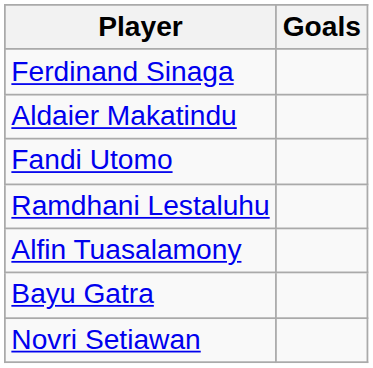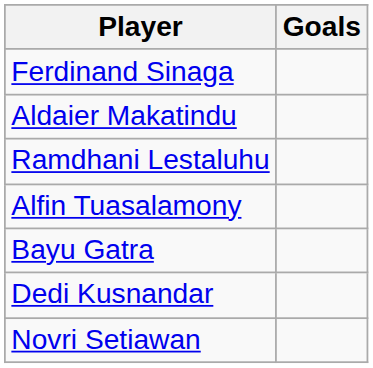- row: (92, 160)
+ row: (112, 294)
